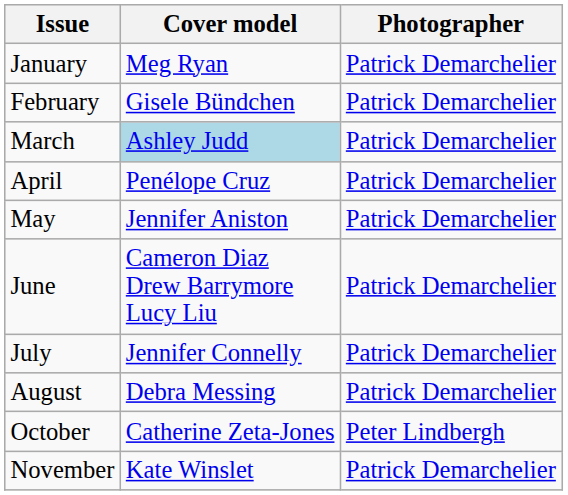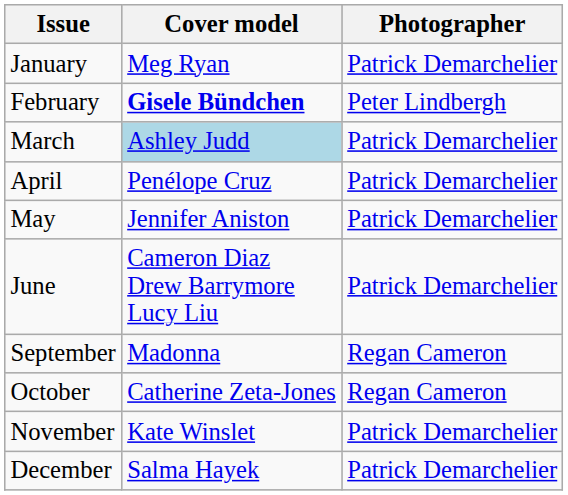(210, 102) normal -> (216, 102) bold
(451, 102) Patrick Demarchelier -> (427, 102) Peter Lindbergh
- row: (31, 353)
- row: (46, 392)
+ row: (63, 353)
(425, 431) Peter Lindbergh -> (427, 392) Regan Cameron
+ row: (61, 470)
